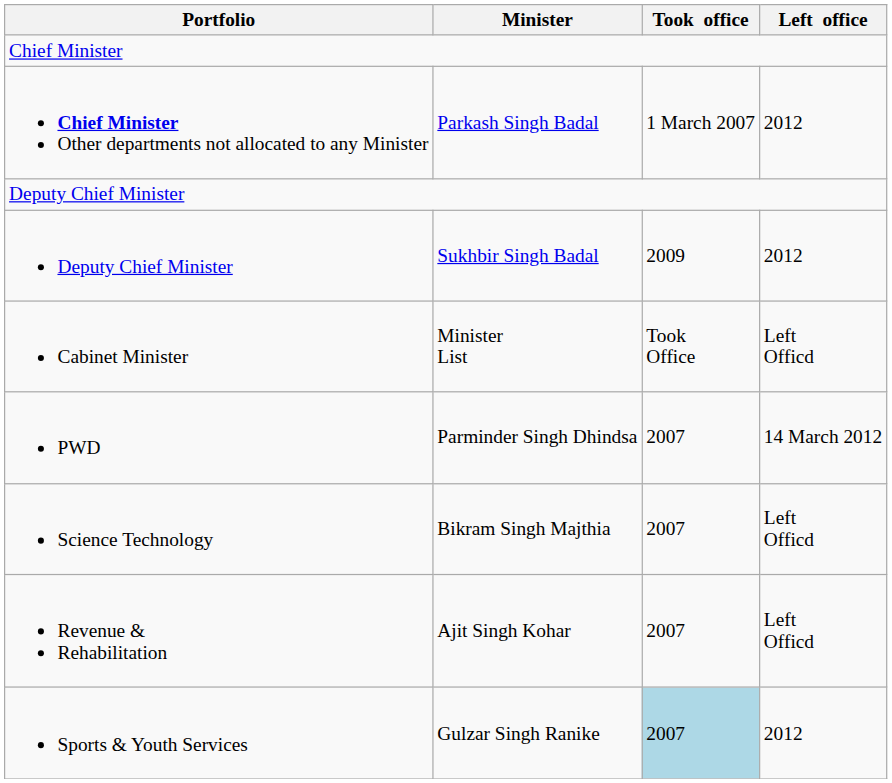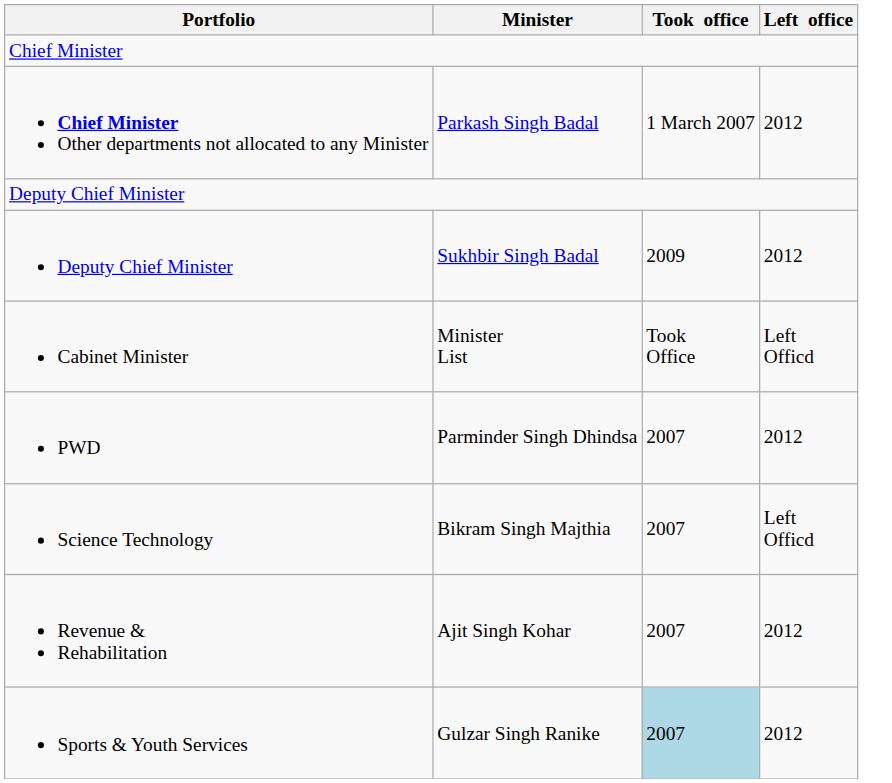(823, 437) 14 March 2012 -> (783, 437) 2012
(789, 630) Left Officd -> (783, 630) 2012
